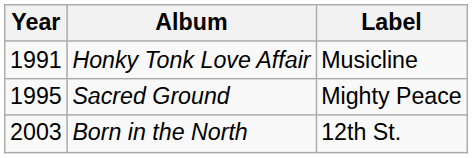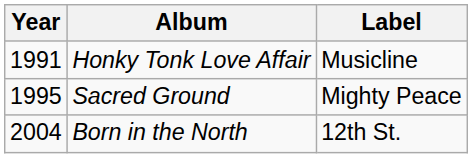(36, 133) 2003 -> (36, 133) 2004
